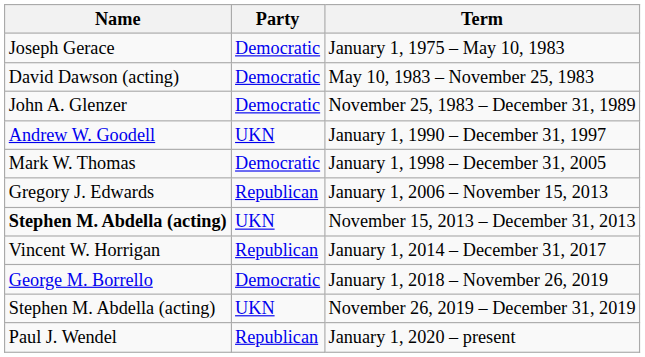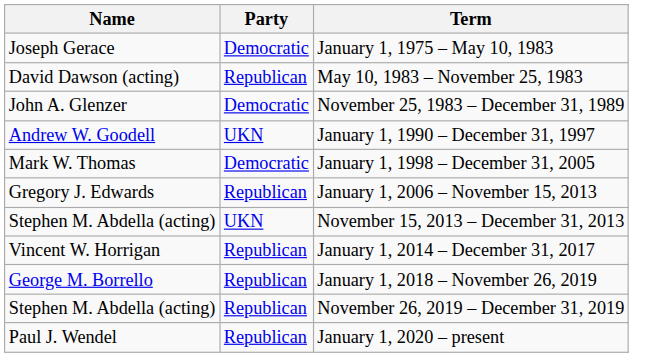(278, 76) Democratic -> (265, 76) Republican
(118, 221) bold -> (112, 221) normal
(278, 279) Democratic -> (265, 279) Republican
(255, 308) UKN -> (265, 308) Republican
